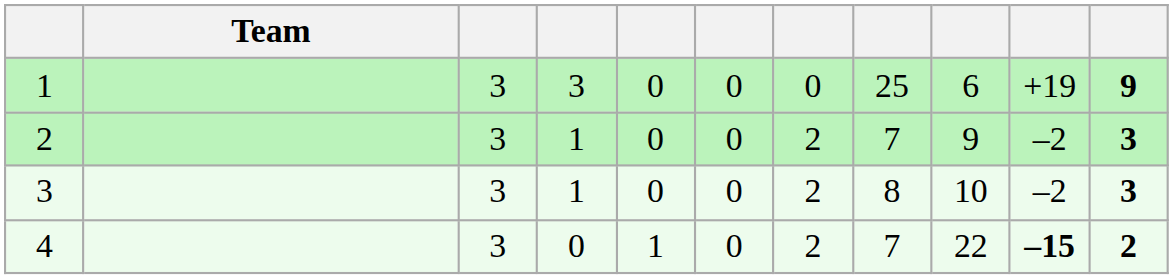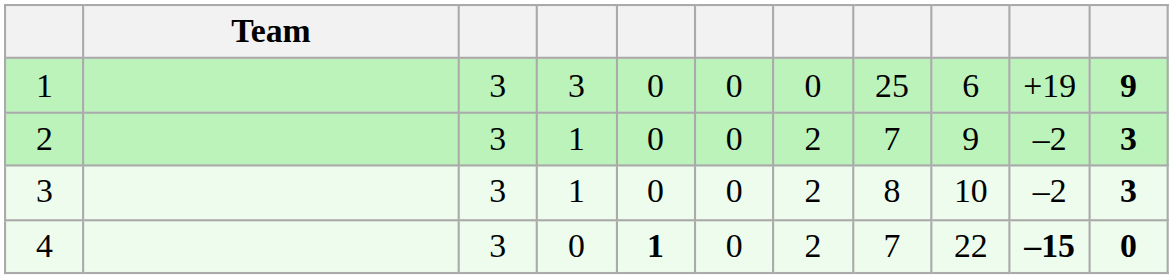(655, 245) normal -> (655, 245) bold
(1128, 245) 2 -> (1128, 245) 0
